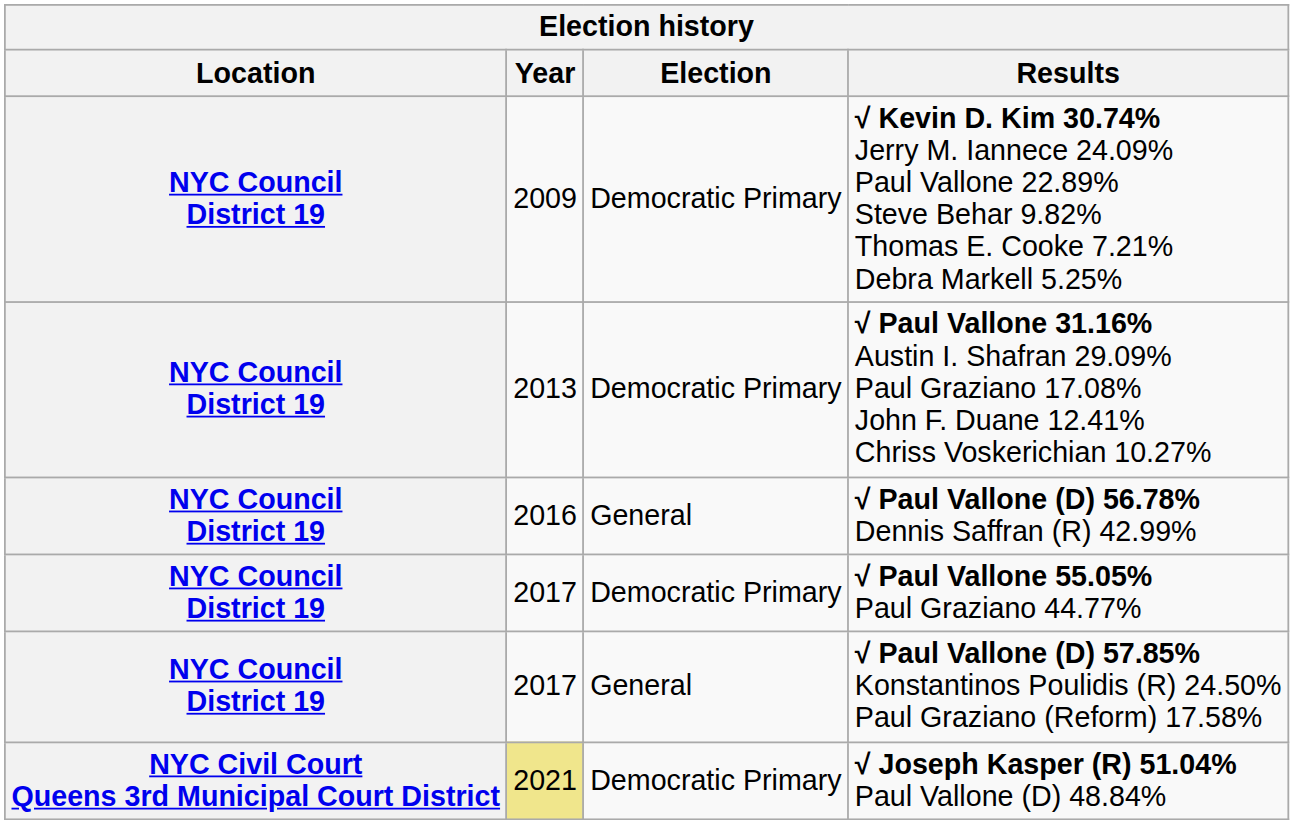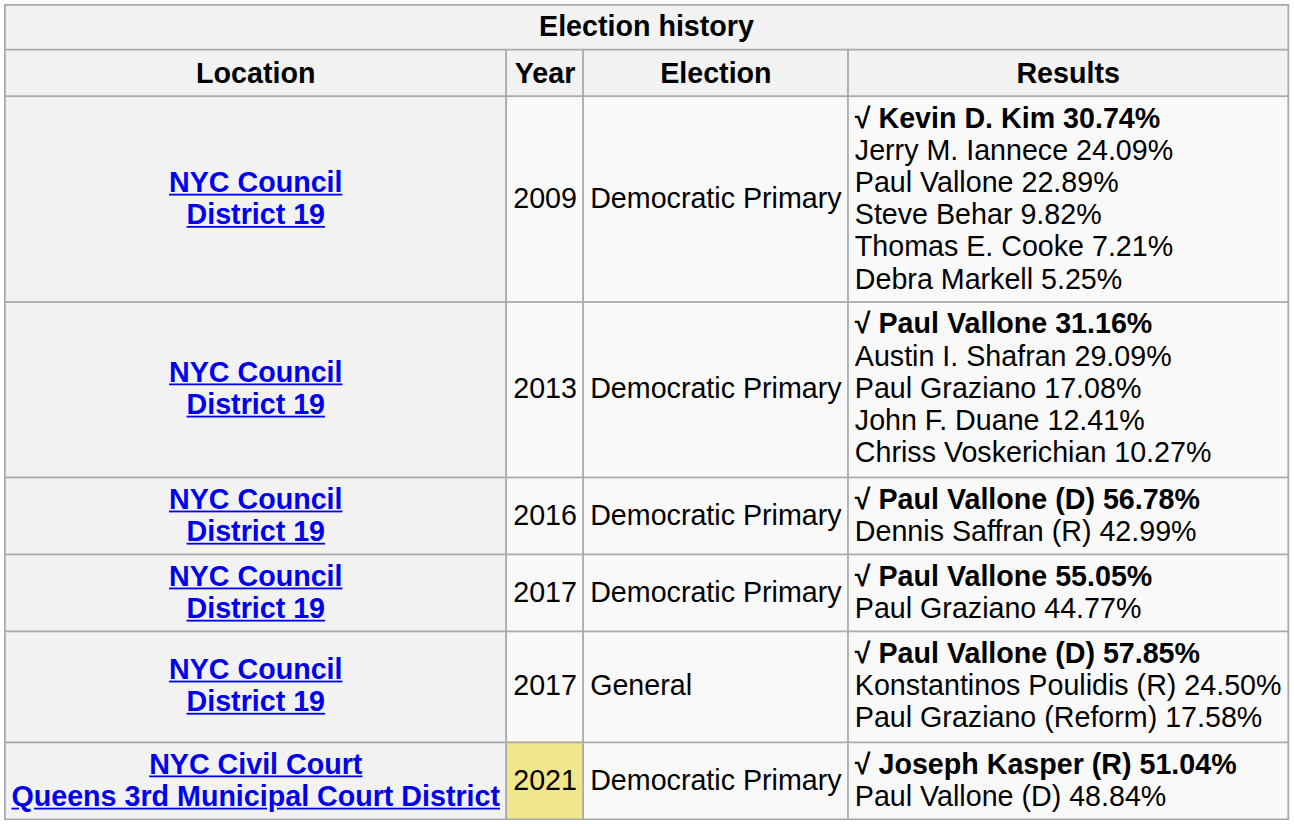(641, 514) General -> (716, 514) Democratic Primary
